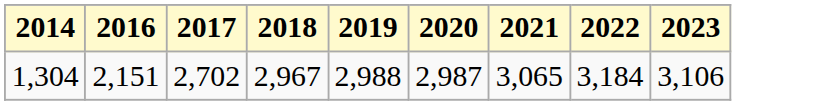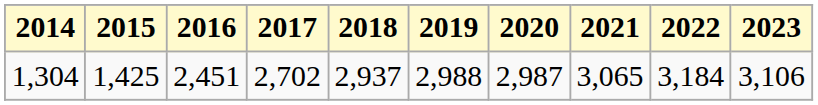+ column: (126, 28)
(126, 75) 2,151 -> (207, 75) 2,451
(287, 75) 2,967 -> (368, 75) 2,937
